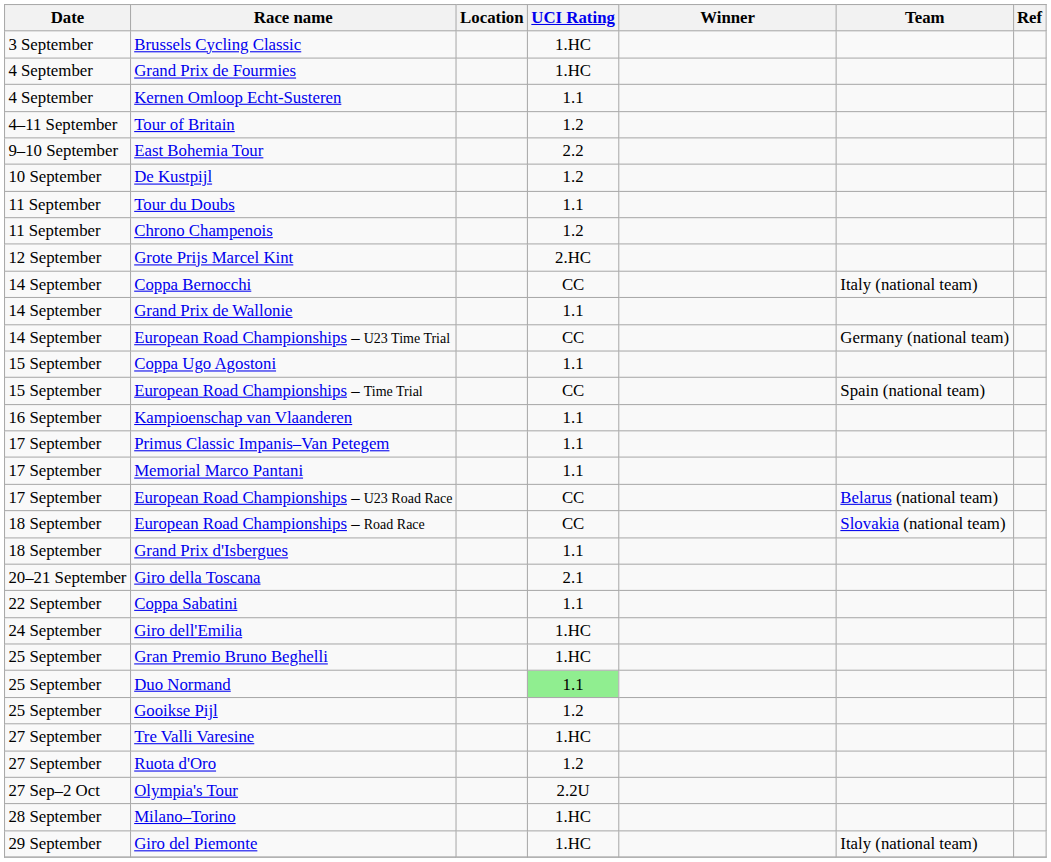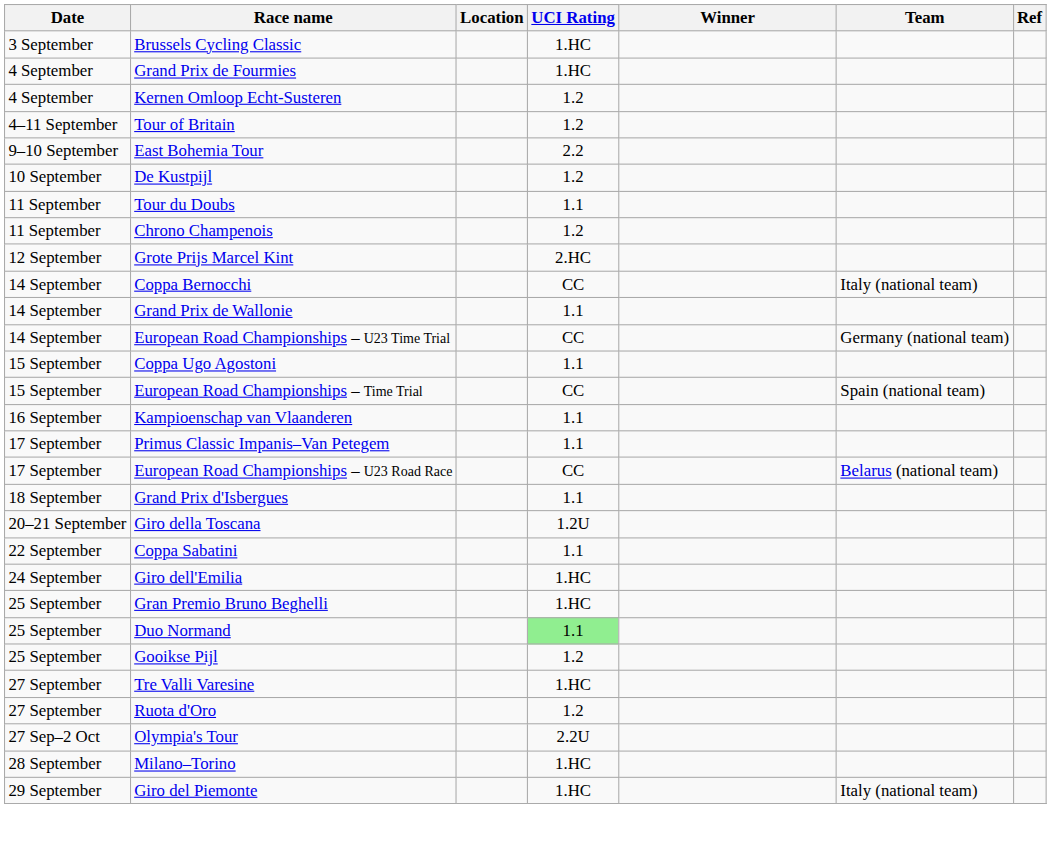(573, 97) 1.1 -> (573, 97) 1.2
- row: (219, 470)
- row: (279, 524)
(573, 577) 2.1 -> (573, 524) 1.2U
